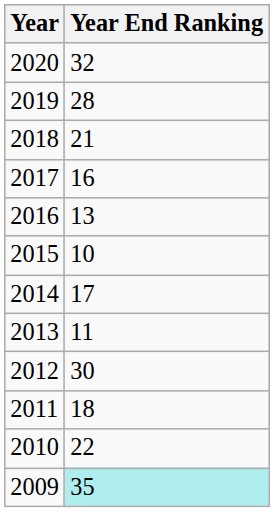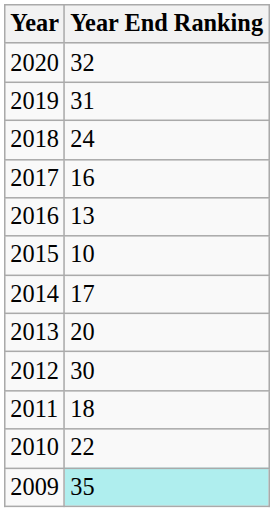(82, 100) 28 -> (82, 100) 31
(82, 139) 21 -> (82, 139) 24
(82, 332) 11 -> (82, 332) 20
